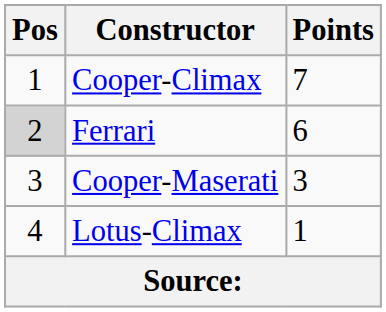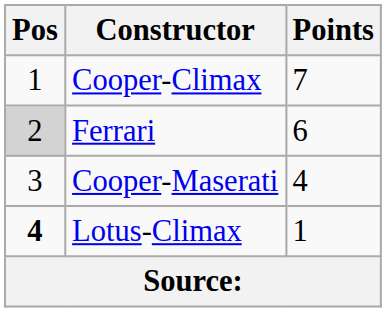(300, 181) 3 -> (300, 181) 4
(35, 231) normal -> (35, 231) bold
